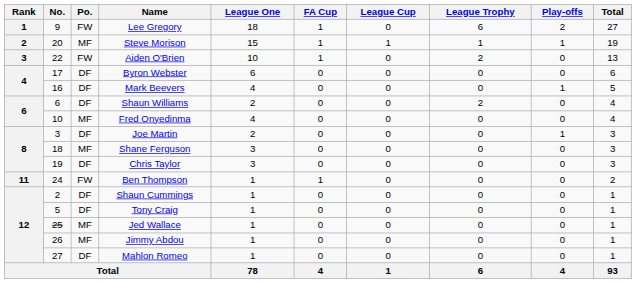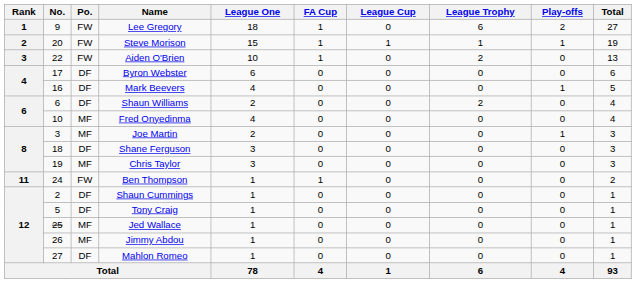(85, 42) MF -> (85, 42) FW
(85, 133) DF -> (85, 133) MF
(85, 149) MF -> (85, 149) DF
(85, 164) DF -> (85, 164) MF
